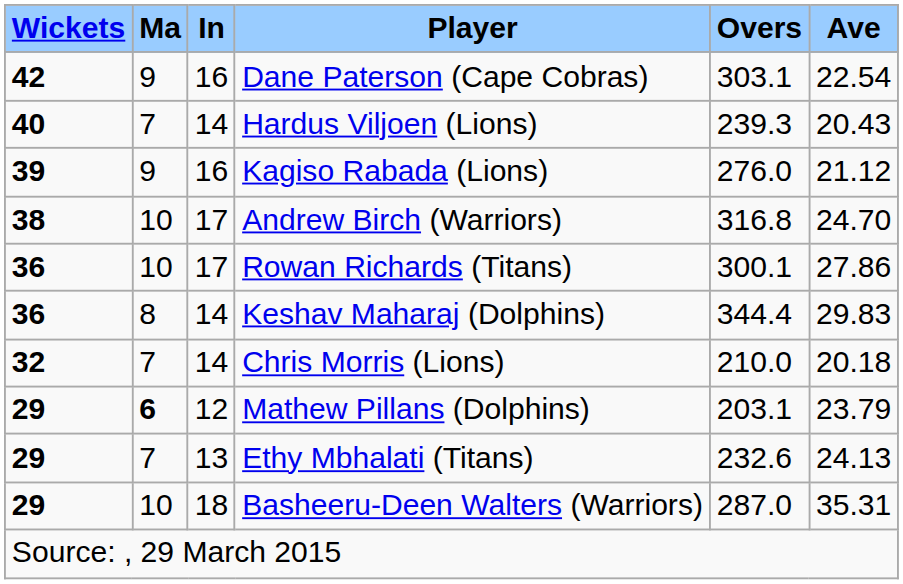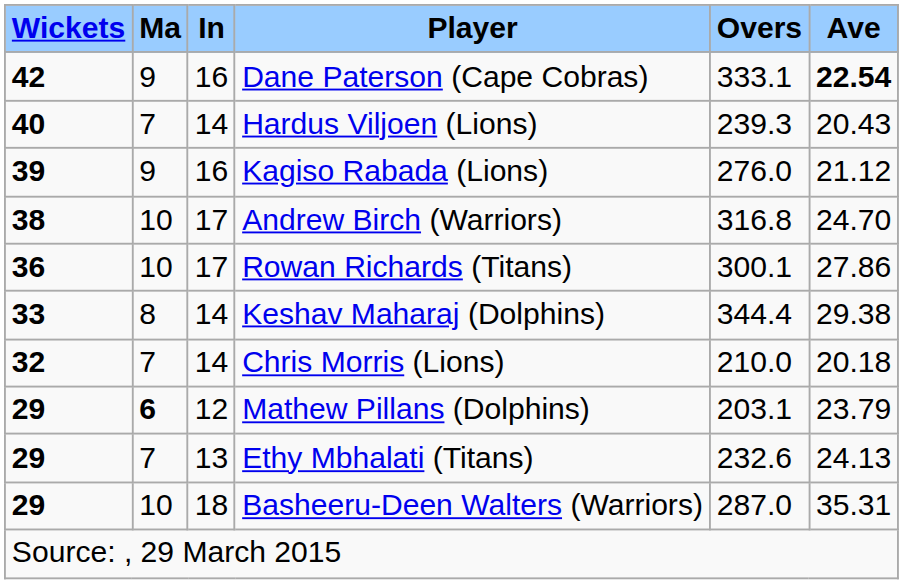(754, 76) 303.1 -> (754, 76) 333.1
(854, 76) normal -> (854, 76) bold
(29, 314) 36 -> (29, 314) 33
(854, 314) 29.83 -> (854, 314) 29.38
